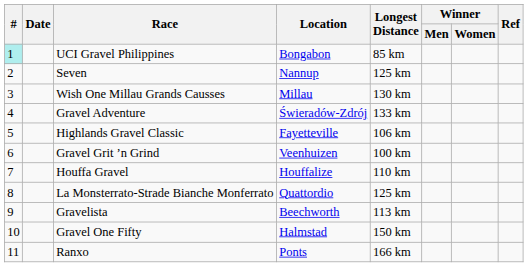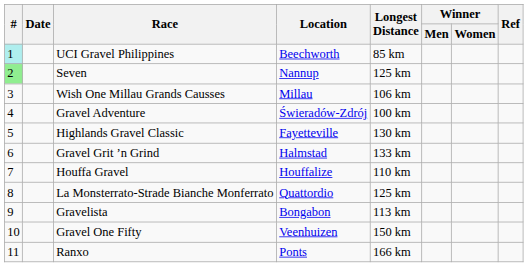(305, 53) Bongabon -> (309, 53) Beechworth
(10, 73) no background -> (10, 73) lightgreen background
(392, 93) 130 km -> (392, 93) 106 km
(392, 113) 133 km -> (392, 113) 100 km
(392, 133) 106 km -> (392, 133) 130 km
(308, 152) Veenhuizen -> (303, 152) Halmstad
(392, 152) 100 km -> (392, 152) 133 km
(309, 212) Beechworth -> (305, 212) Bongabon
(303, 232) Halmstad -> (308, 232) Veenhuizen
